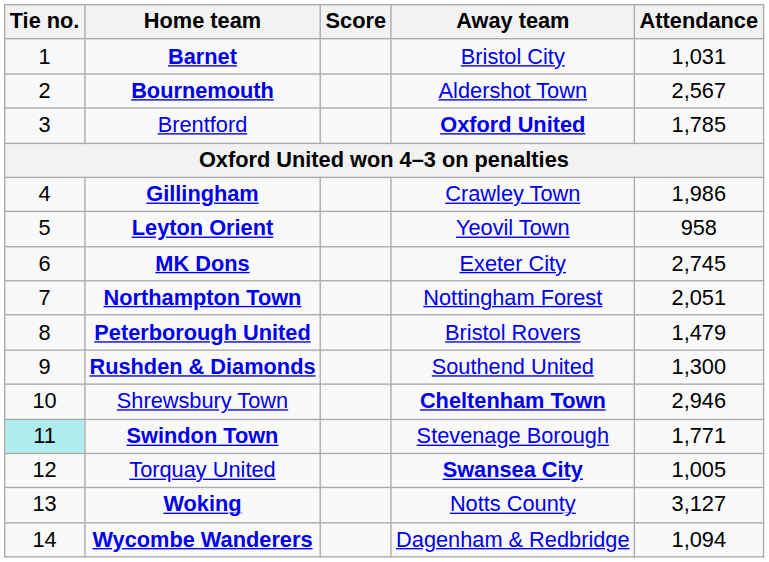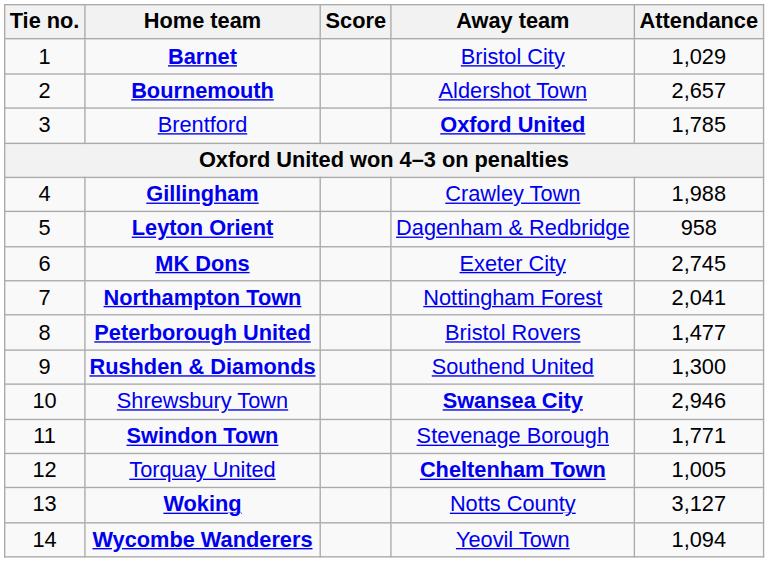(699, 56) 1,031 -> (699, 56) 1,029
(699, 90) 2,567 -> (699, 90) 2,657
(699, 194) 1,986 -> (699, 194) 1,988
(513, 228) Yeovil Town -> (513, 228) Dagenham & Redbridge
(699, 297) 2,051 -> (699, 297) 2,041
(699, 332) 1,479 -> (699, 332) 1,477
(513, 401) Cheltenham Town -> (513, 401) Swansea City
(45, 435) paleturquoise background -> (45, 435) no background
(513, 470) Swansea City -> (513, 470) Cheltenham Town
(513, 539) Dagenham & Redbridge -> (513, 539) Yeovil Town
